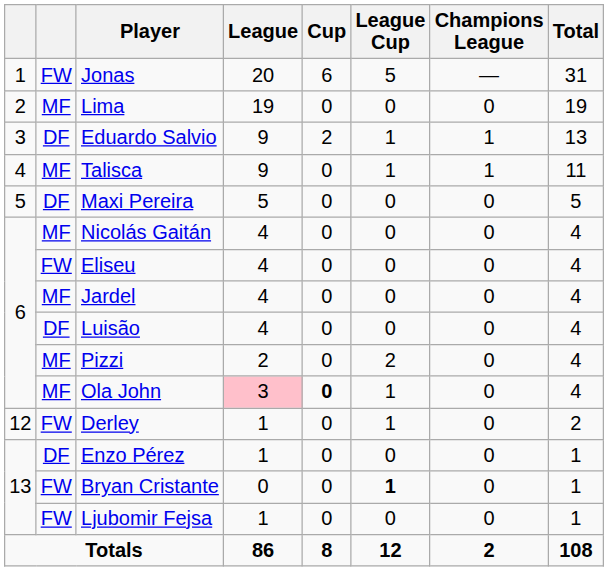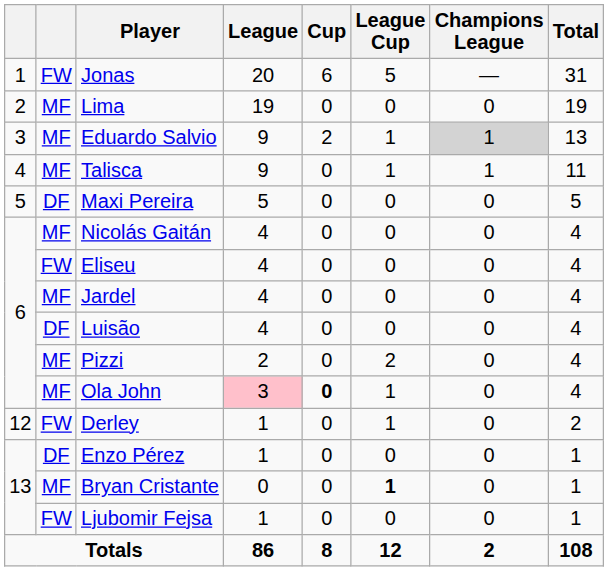(56, 138) DF -> (56, 138) MF
(489, 138) no background -> (489, 138) lightgrey background
(56, 486) FW -> (56, 486) MF
